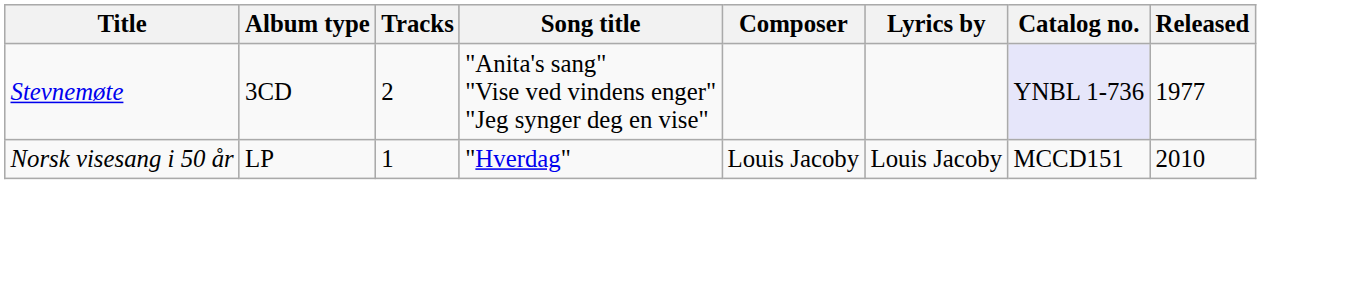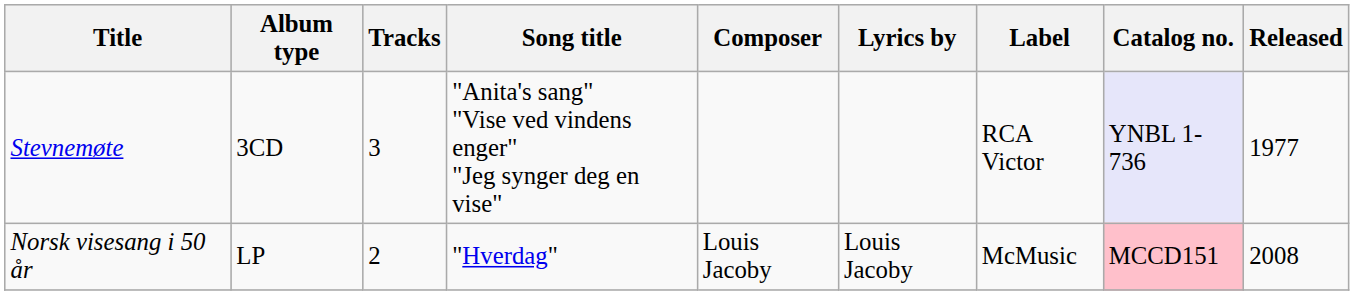+ column: (1040, 38)
(387, 91) 2 -> (374, 147) 3
(387, 158) 1 -> (374, 256) 2
(1069, 158) no background -> (1164, 256) pink background
(1180, 158) 2010 -> (1274, 256) 2008
